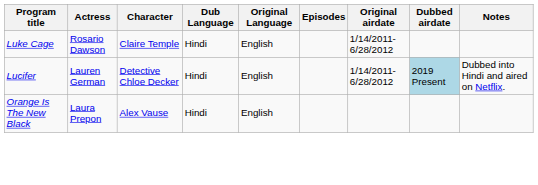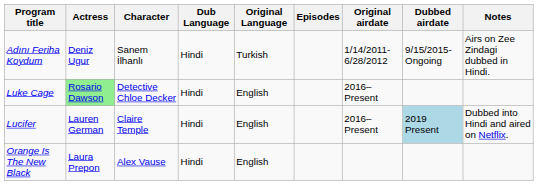+ row: (33, 55)
(88, 44) no background -> (86, 92) lightgreen background
(149, 44) Claire Temple -> (147, 92) Detective Chloe Decker
(373, 44) 1/14/2011-6/28/2012 -> (361, 92) 2016–Present
(149, 76) Detective Chloe Decker -> (133, 124) Claire Temple
(373, 76) 1/14/2011-6/28/2012 -> (361, 124) 2016–Present
